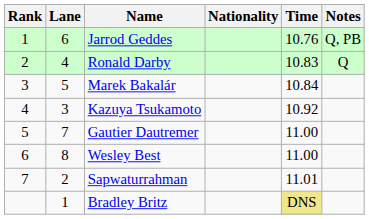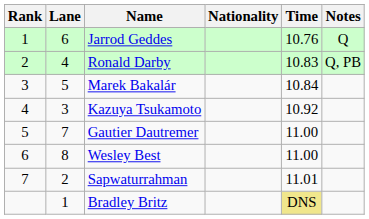(343, 39) Q, PB -> (343, 39) Q
(343, 62) Q -> (343, 62) Q, PB
